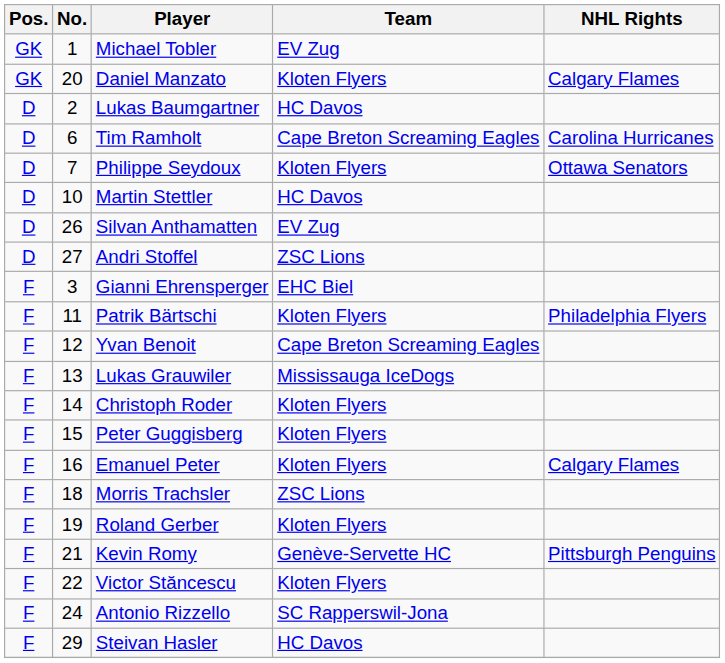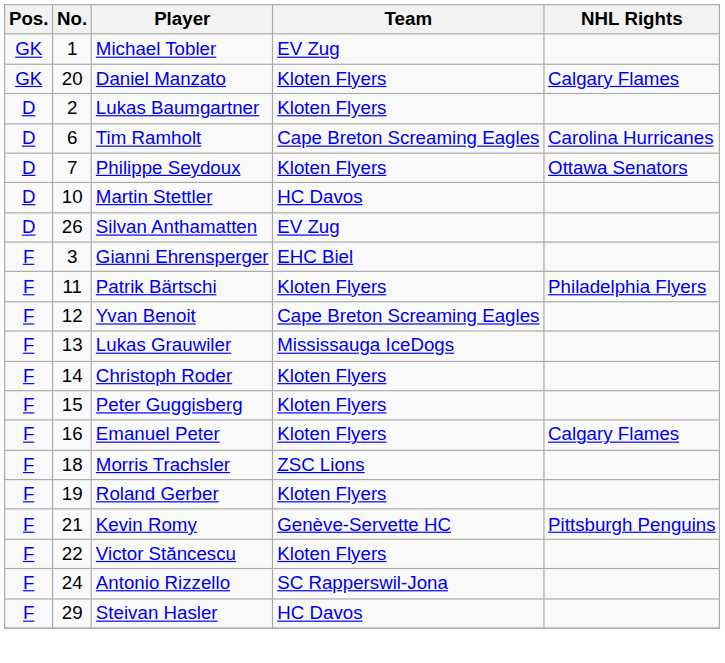(320, 108) HC Davos -> (332, 108) Kloten Flyers
- row: (147, 256)
